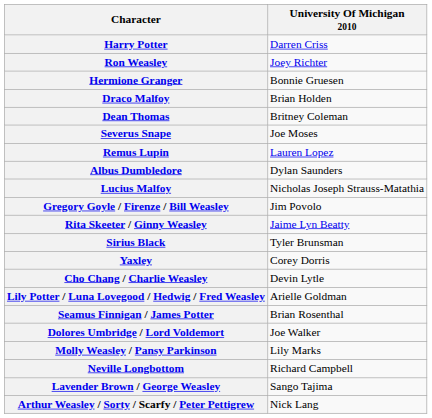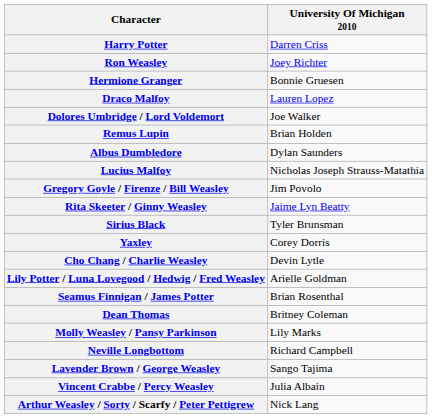(301, 98) Brian Holden -> (302, 98) Lauren Lopez
rows swapped: (136, 332) <-> (136, 116)
- row: (136, 134)
(302, 152) Lauren Lopez -> (301, 134) Brian Holden
+ row: (136, 386)
